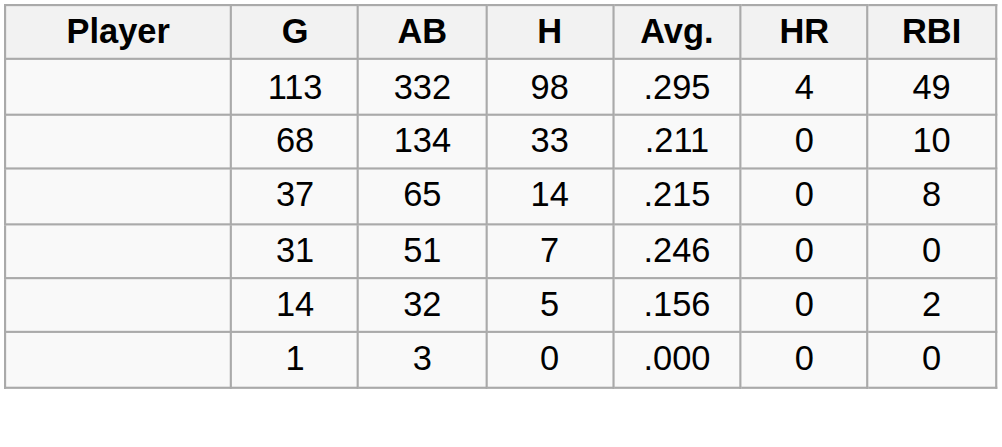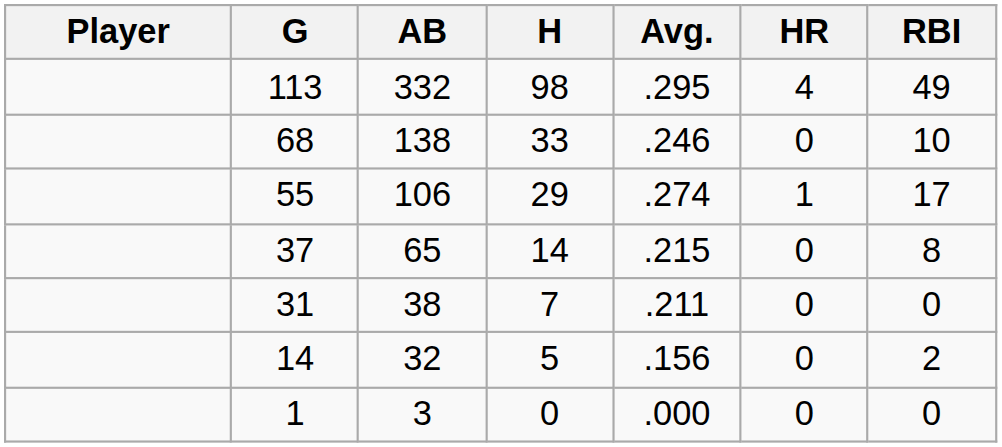(422, 140) 134 -> (422, 140) 138
(677, 140) .211 -> (677, 140) .246
+ row: (295, 195)
(422, 250) 51 -> (422, 304) 38
(677, 250) .246 -> (677, 304) .211
